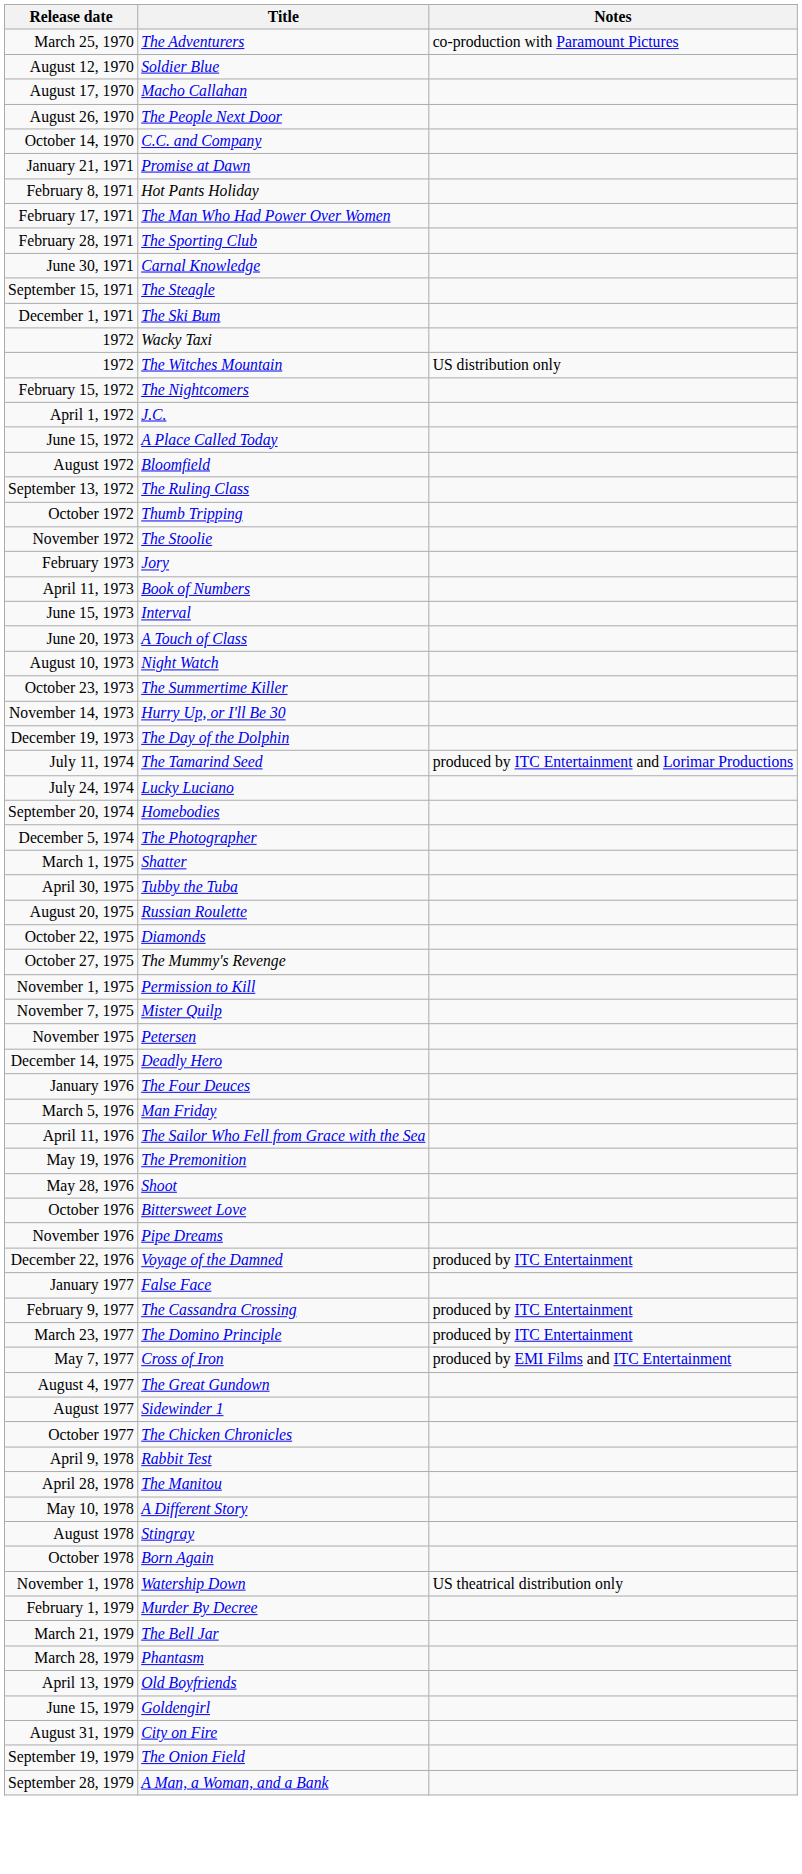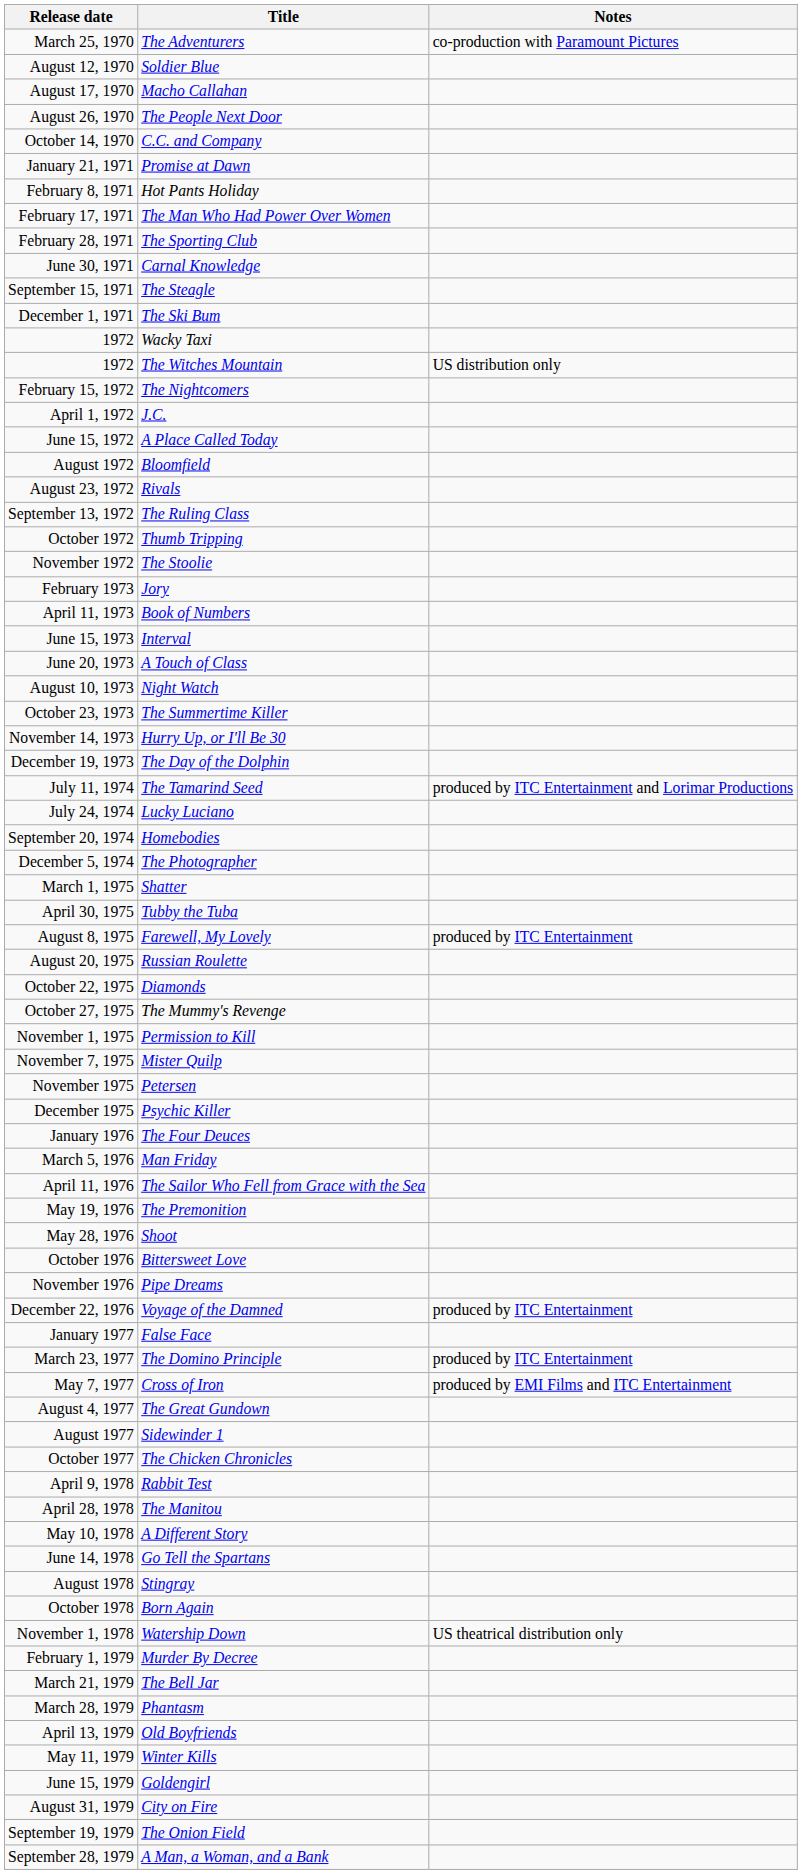+ row: (161, 489)
+ row: (206, 937)
- row: (182, 1061)
+ row: (186, 1111)
- row: (219, 1310)
+ row: (206, 1558)
+ row: (179, 1757)
